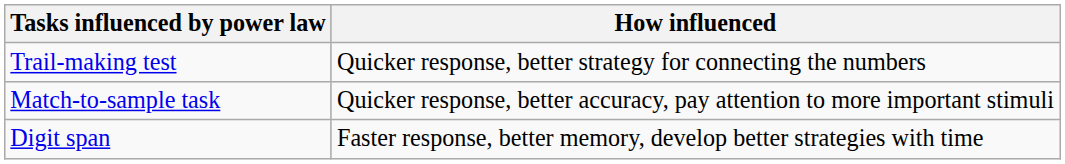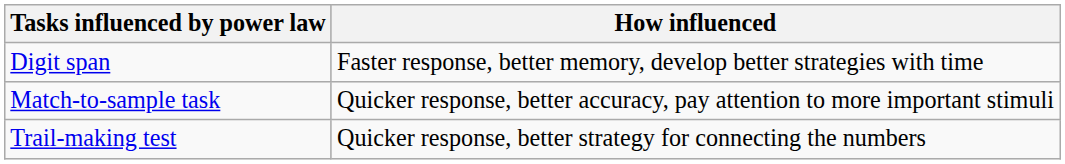rows swapped: (93, 61) <-> (60, 138)
